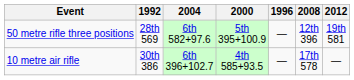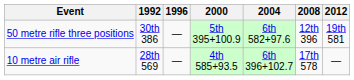columns swapped: (282, 12) <-> (189, 12)
(150, 34) 28th 569 -> (150, 34) 30th 386
(150, 61) 30th 386 -> (150, 61) 28th 569
